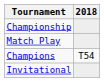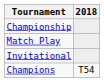rows swapped: (39, 70) <-> (31, 56)
